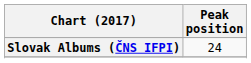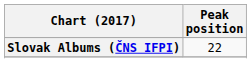(215, 47) 24 -> (215, 47) 22
